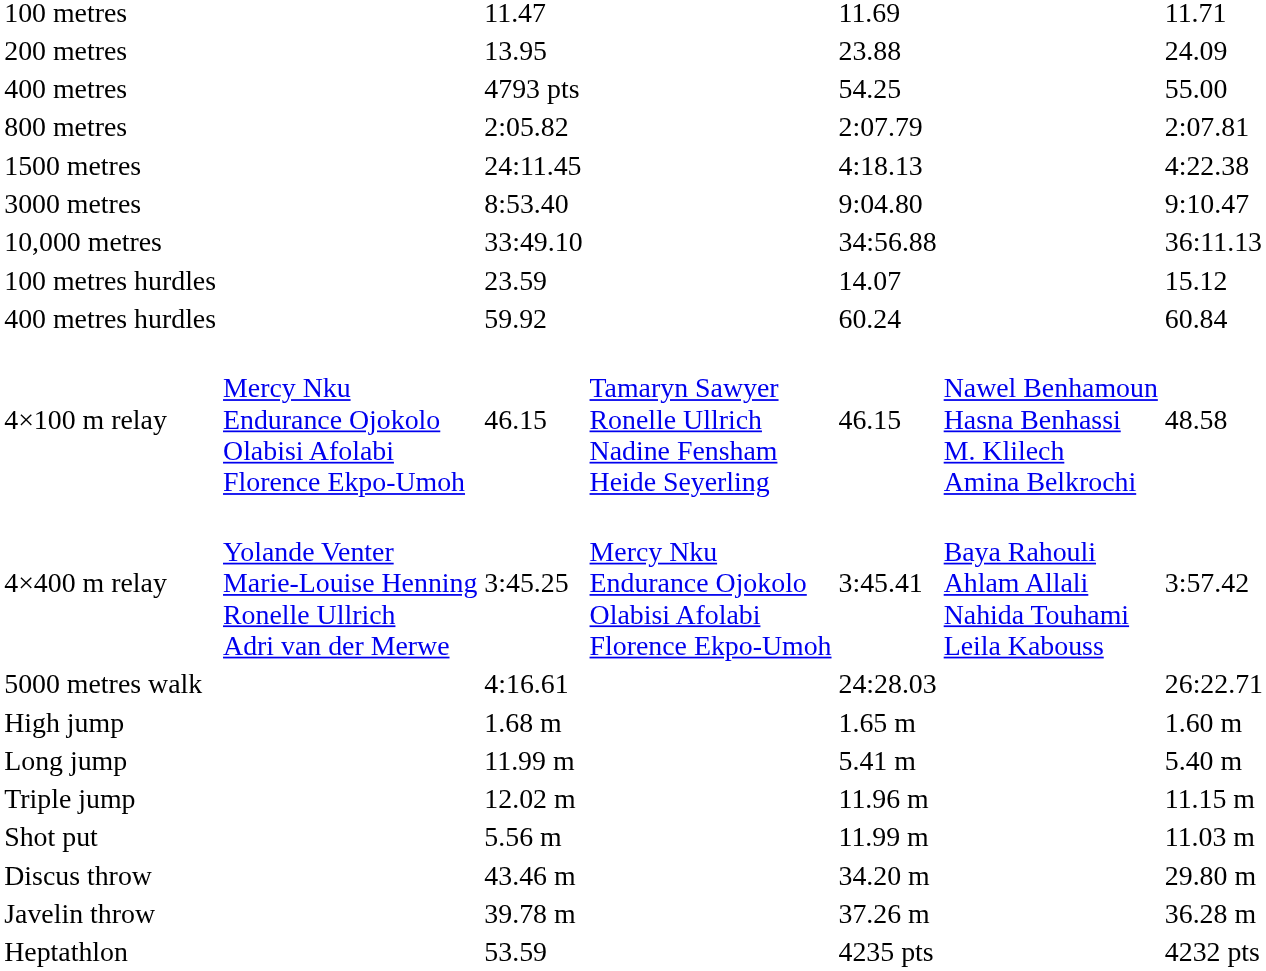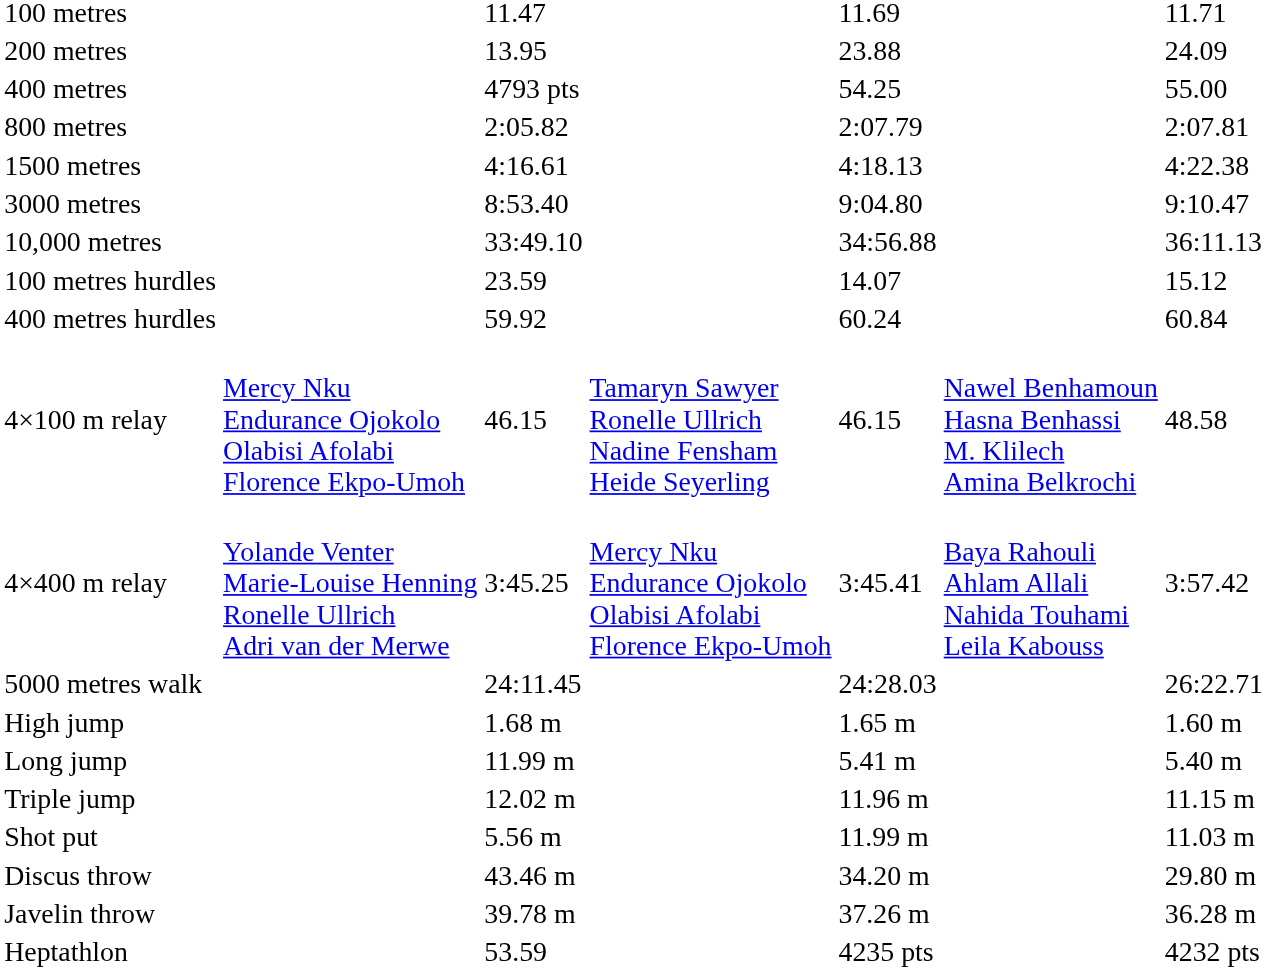(533, 165) 24:11.45 -> (527, 165) 4:16.61
(527, 684) 4:16.61 -> (533, 684) 24:11.45
